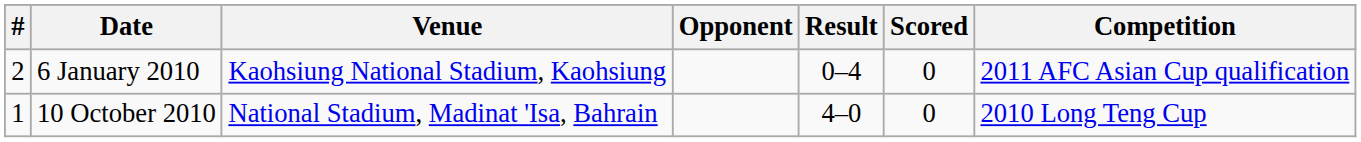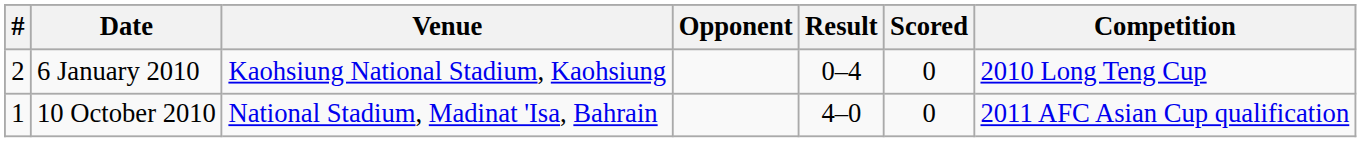(1165, 70) 2011 AFC Asian Cup qualification -> (1094, 70) 2010 Long Teng Cup
(1094, 114) 2010 Long Teng Cup -> (1165, 114) 2011 AFC Asian Cup qualification
